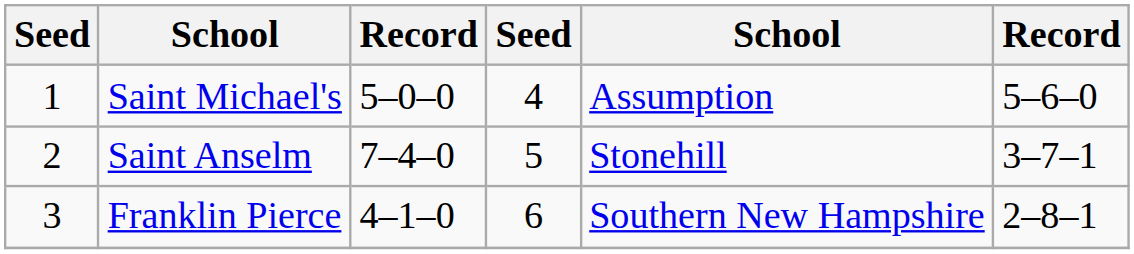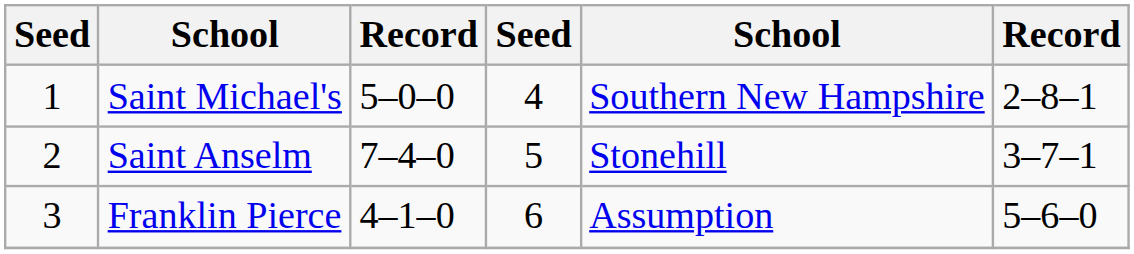(681, 95) Assumption -> (787, 95) Southern New Hampshire
(1050, 95) 5–6–0 -> (1050, 95) 2–8–1
(787, 215) Southern New Hampshire -> (681, 215) Assumption
(1050, 215) 2–8–1 -> (1050, 215) 5–6–0
